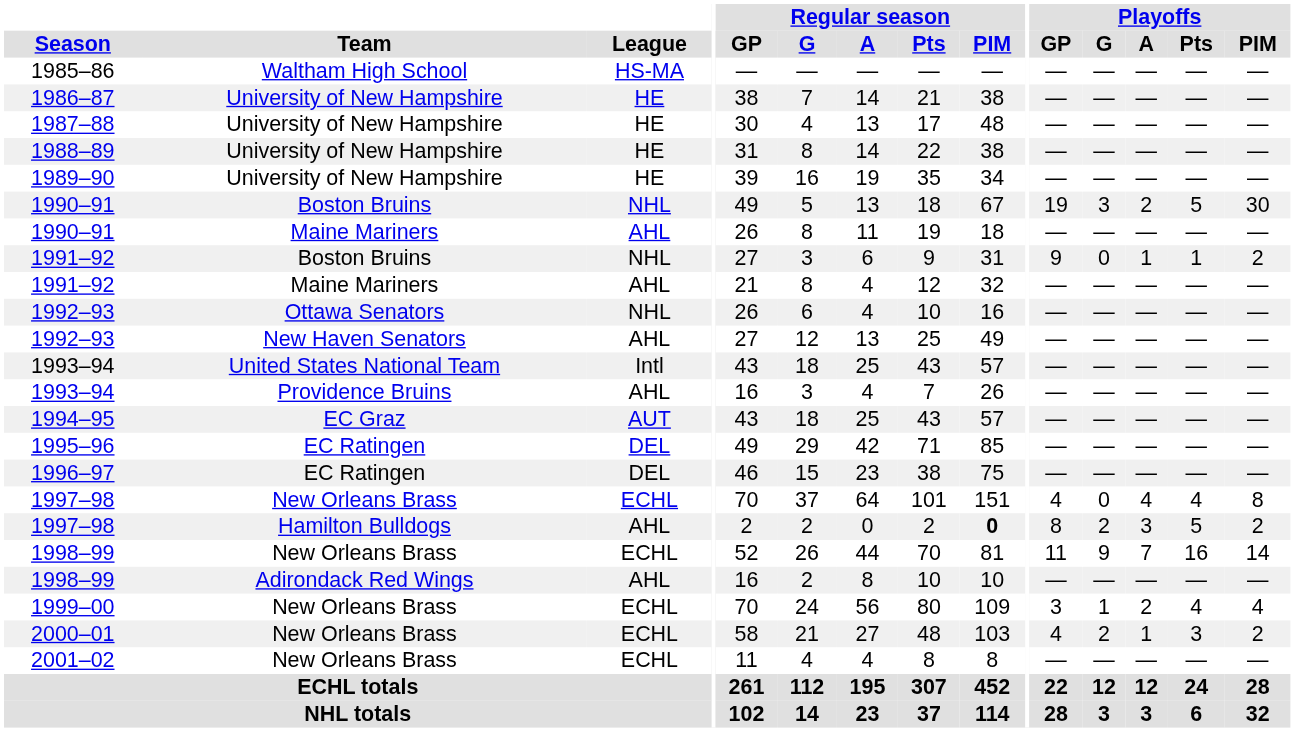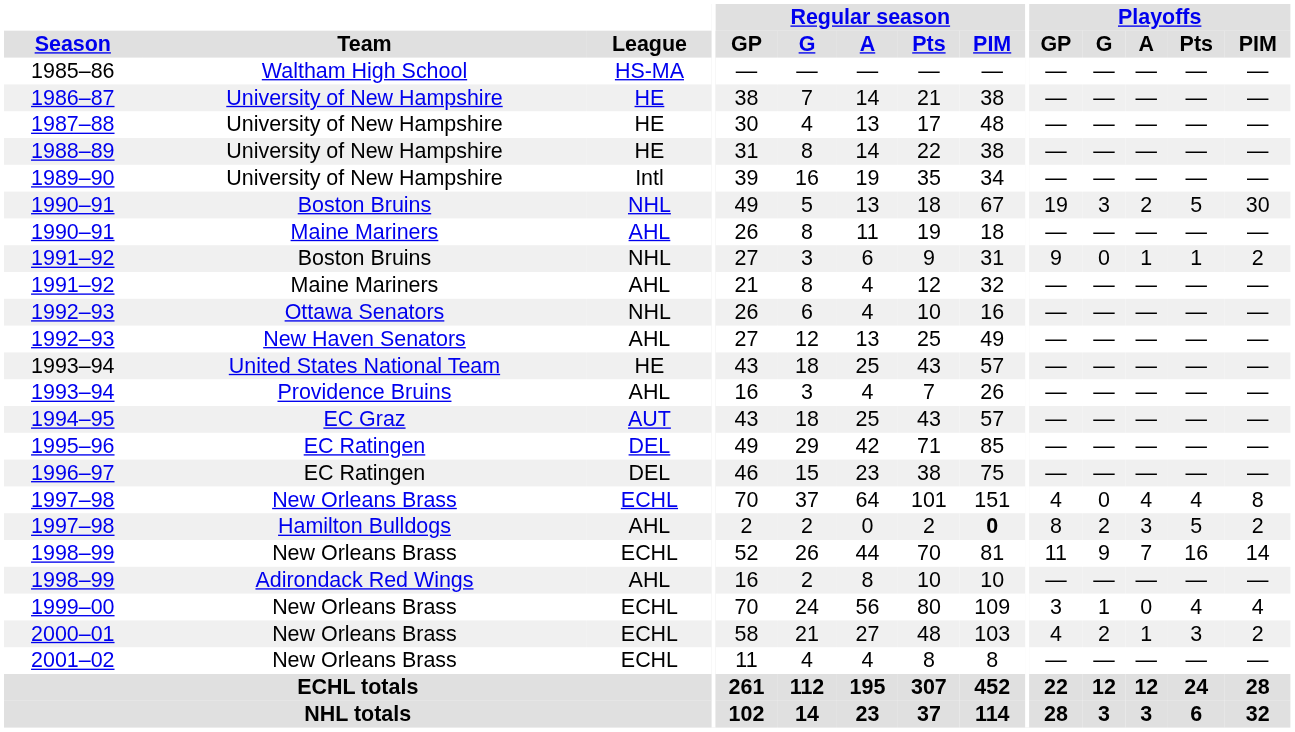(649, 178) HE -> (649, 178) Intl
(649, 365) Intl -> (649, 365) HE
(1146, 606) 2 -> (1146, 606) 0
